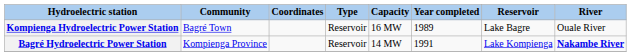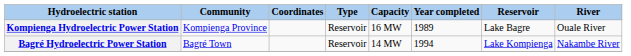(207, 28) Bagré Town -> (225, 28) Kompienga Province
(225, 43) Kompienga Province -> (207, 43) Bagré Town
(424, 43) 1991 -> (424, 43) 1994
(591, 43) bold -> (588, 43) normal
